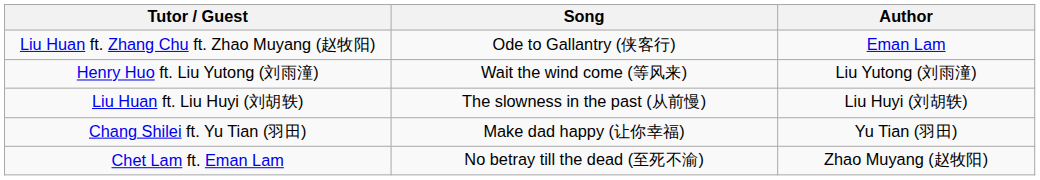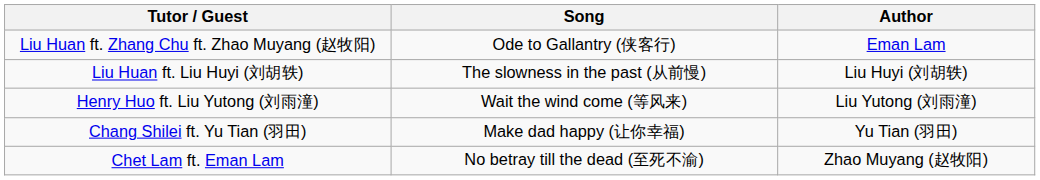rows swapped: (198, 73) <-> (198, 102)
